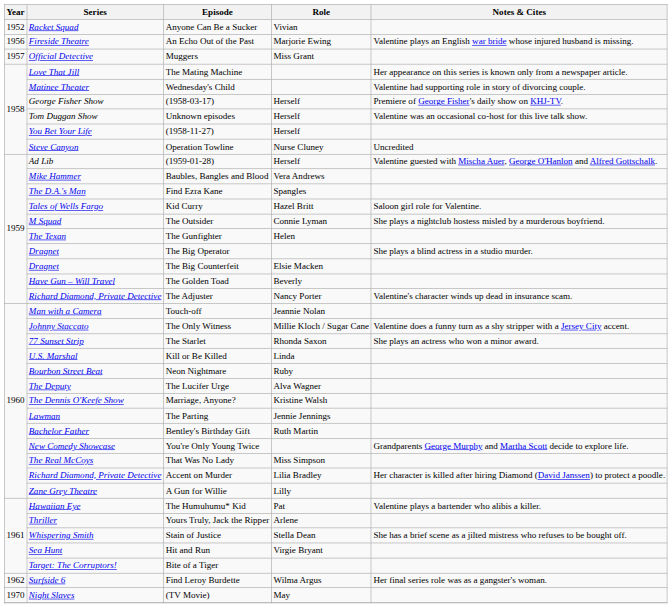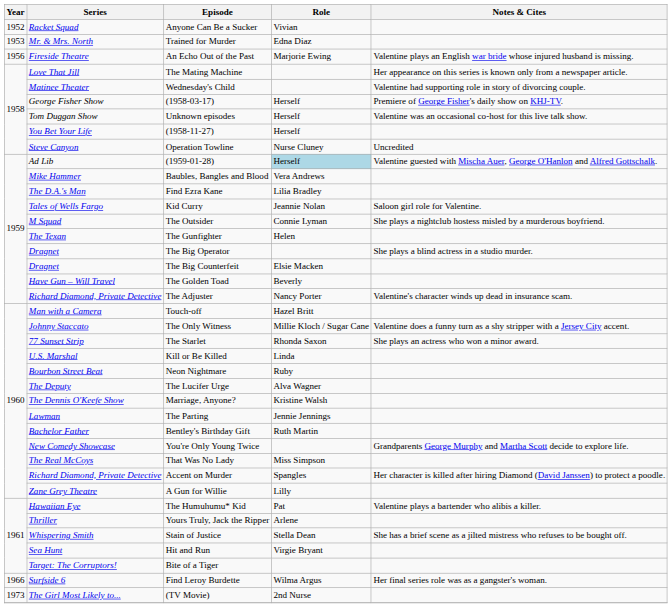+ row: (61, 42)
- row: (61, 57)
(287, 161) no background -> (287, 161) lightblue background
(290, 191) Spangles -> (297, 191) Lilia Bradley
(293, 206) Hazel Britt -> (299, 206) Jeannie Nolan
(299, 311) Jeannie Nolan -> (293, 311) Hazel Britt
(297, 476) Lilia Bradley -> (290, 476) Spangles
(16, 580) 1962 -> (16, 580) 1966
- row: (52, 595)
+ row: (75, 595)
